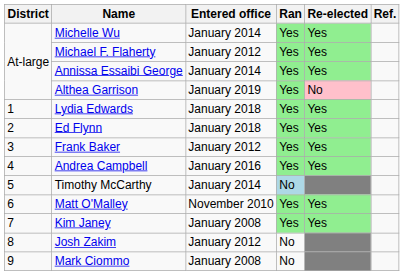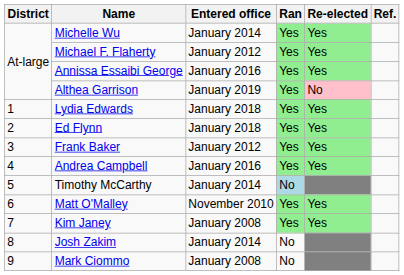(225, 71) January 2014 -> (225, 71) January 2016
(225, 242) January 2012 -> (225, 242) January 2014
